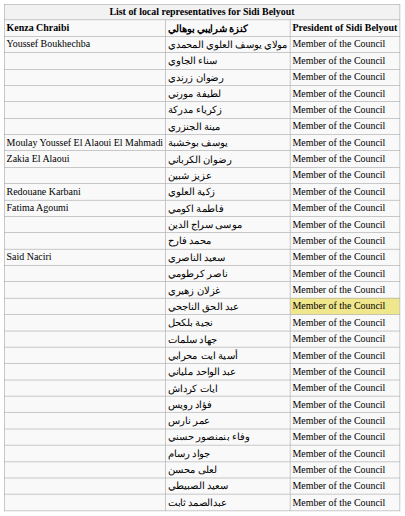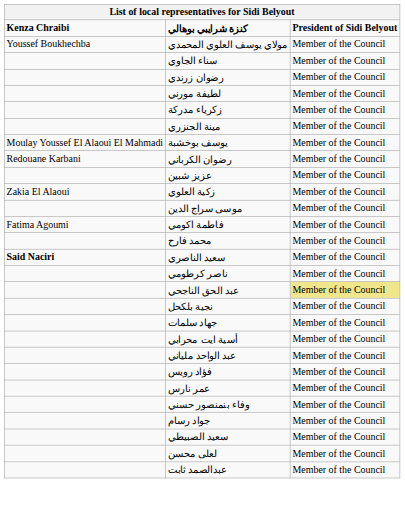(38, 159) Zakia El Alaoui -> (44, 159) Redouane Karbani
(44, 191) Redouane Karbani -> (38, 191) Zakia El Alaoui
rows swapped: (205, 224) <-> (196, 208)
(29, 257) normal -> (30, 257) bold
- row: (194, 290)
- row: (192, 388)
rows swapped: (192, 470) <-> (198, 486)
